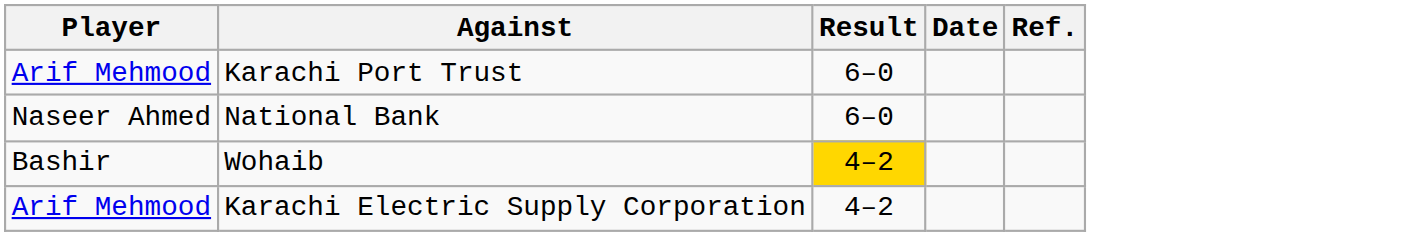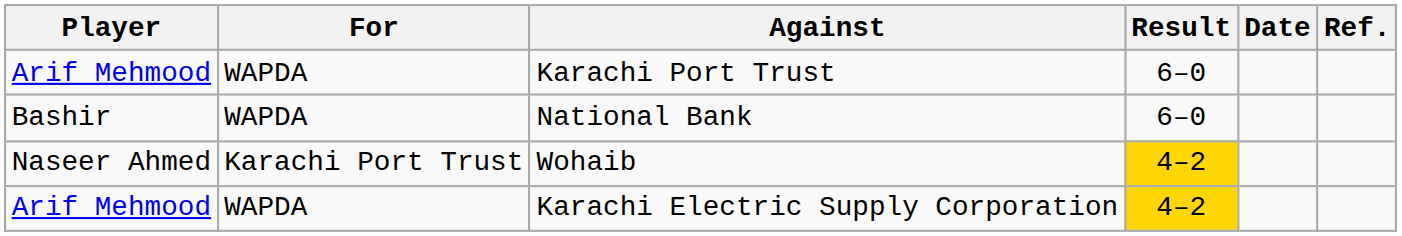+ column: (374, 28)
(111, 118) Naseer Ahmed -> (62, 118) Bashir
(62, 163) Bashir -> (111, 163) Naseer Ahmed
(869, 208) no background -> (1181, 208) gold background
